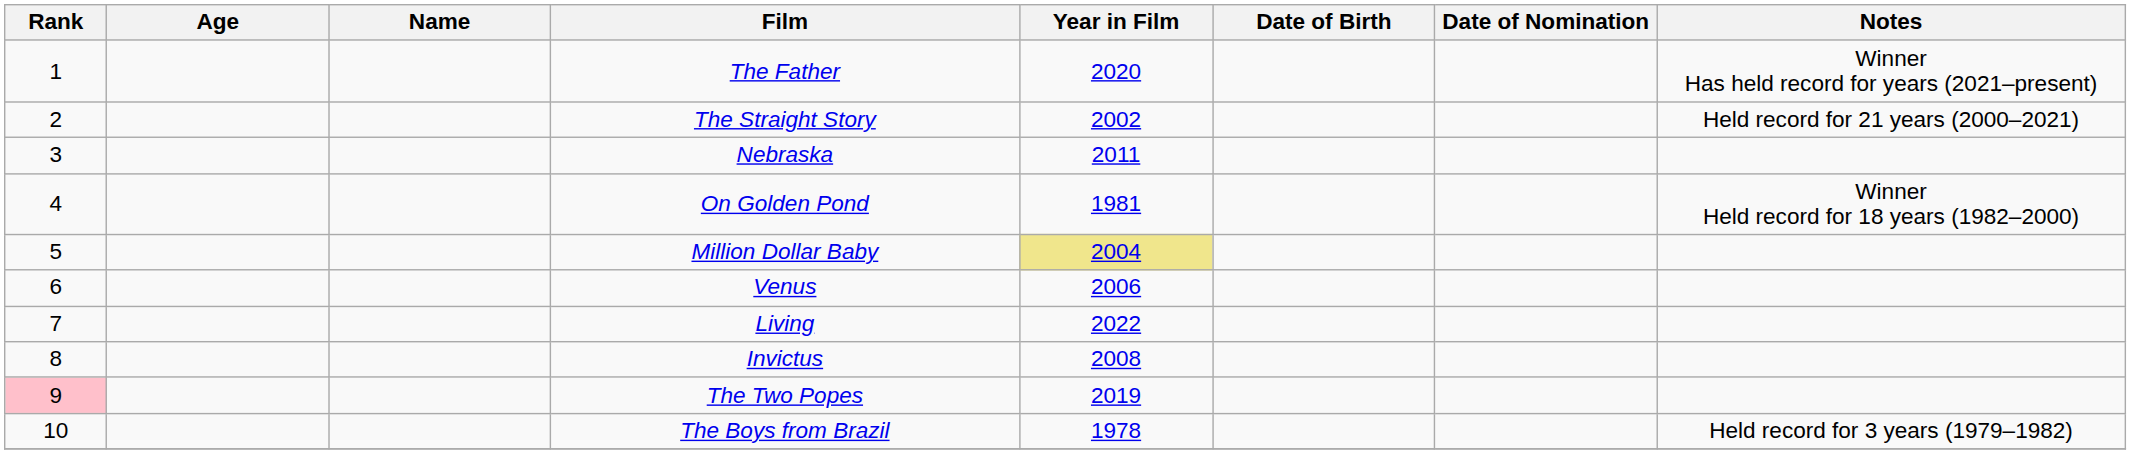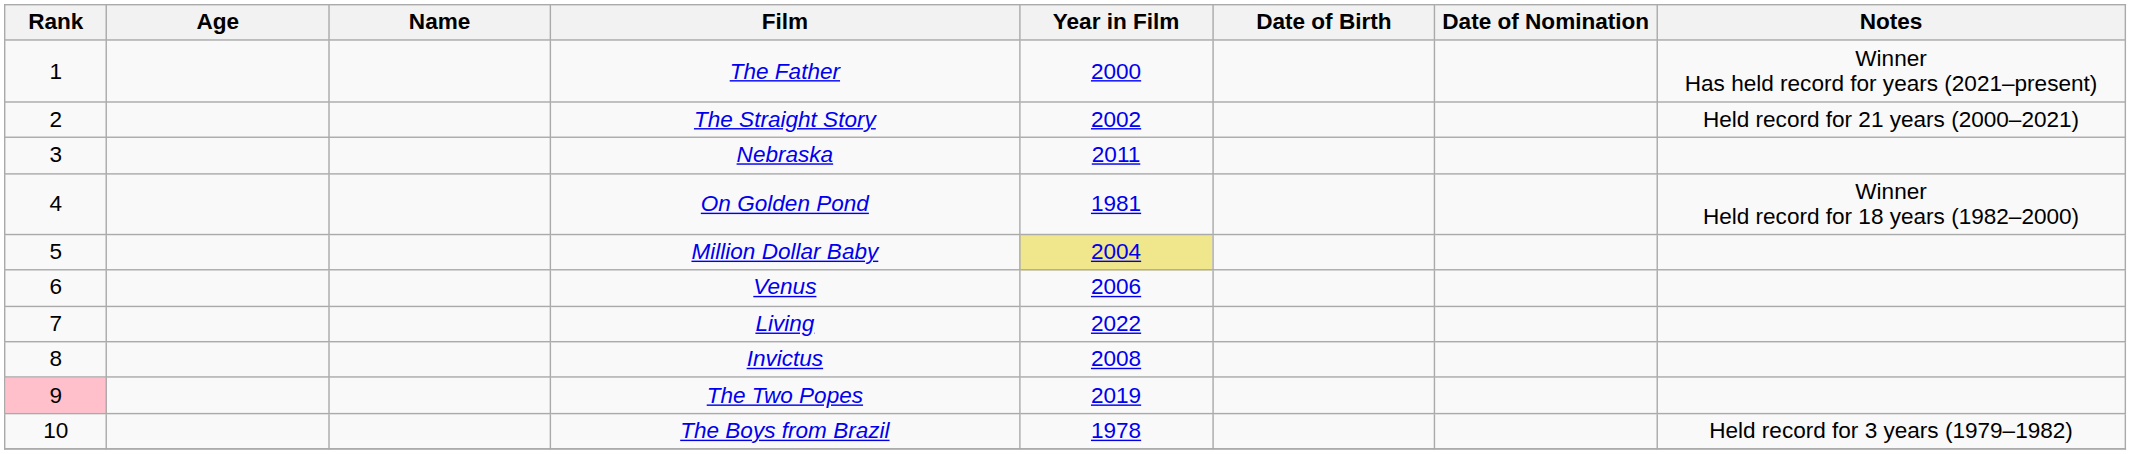(1116, 70) 2020 -> (1116, 70) 2000
